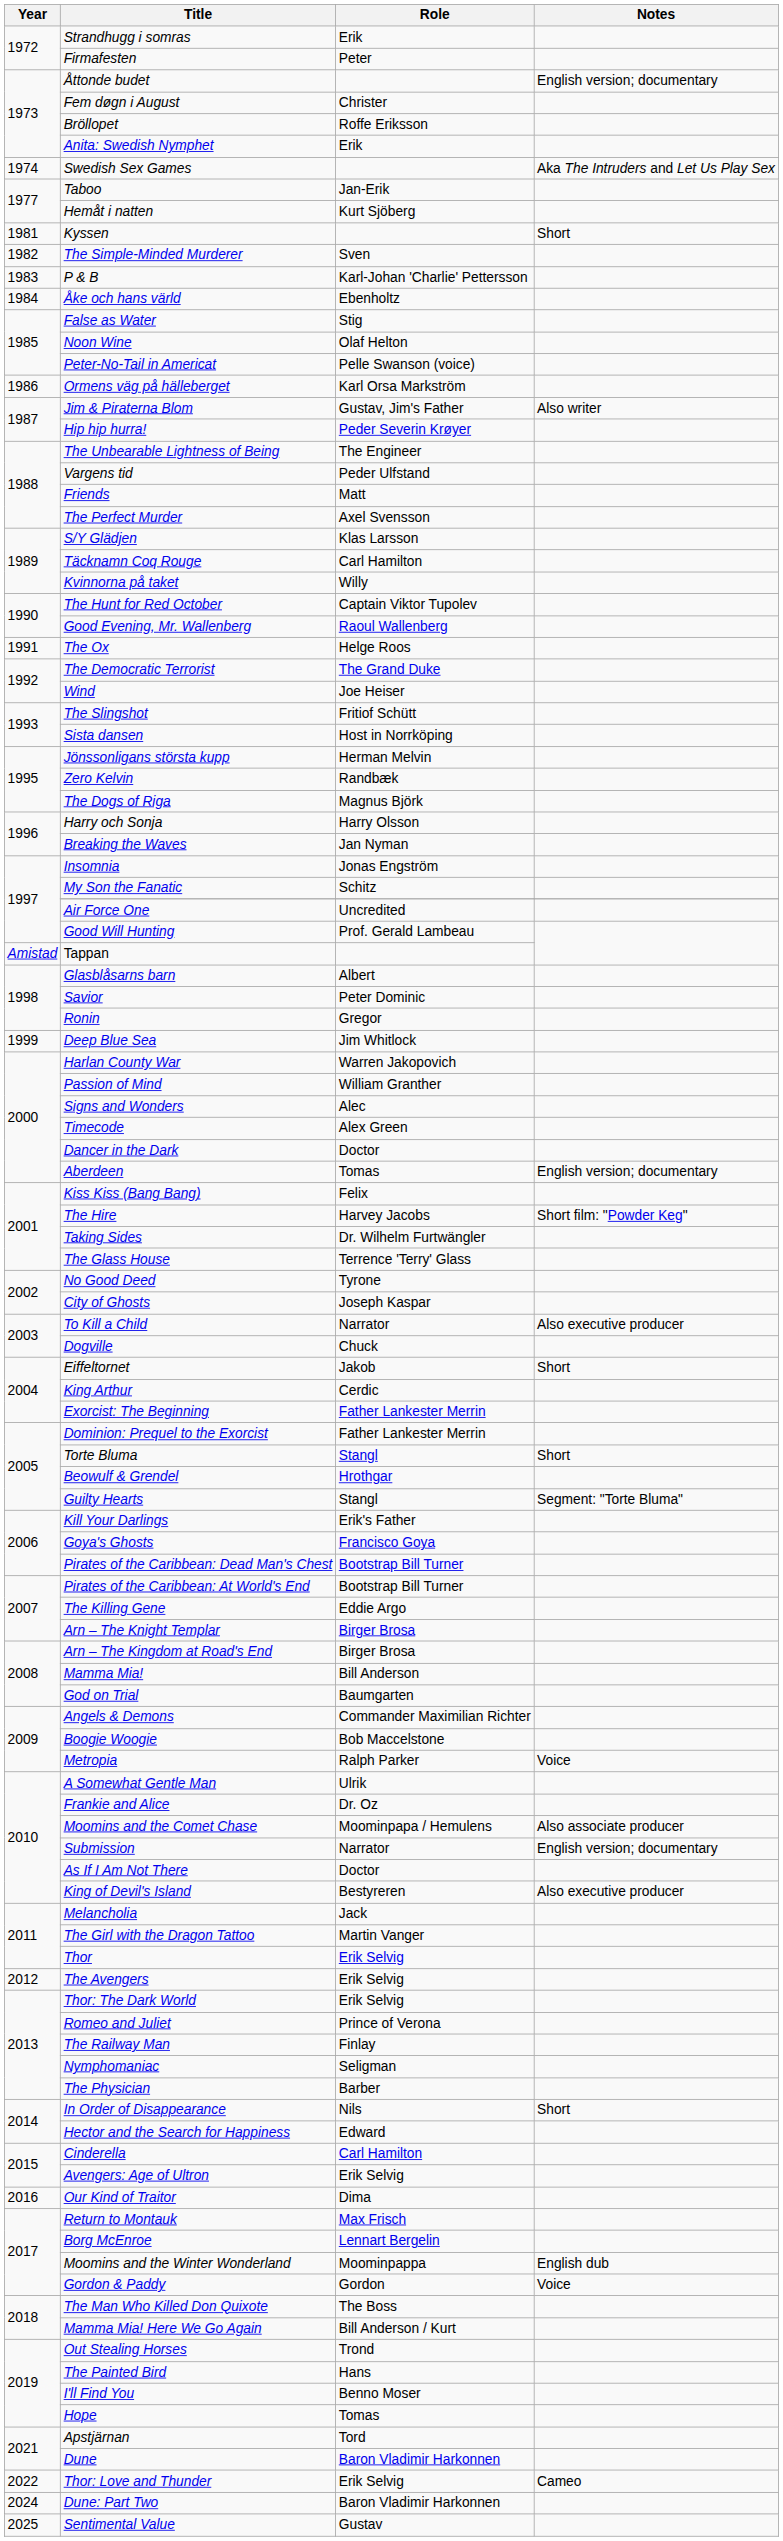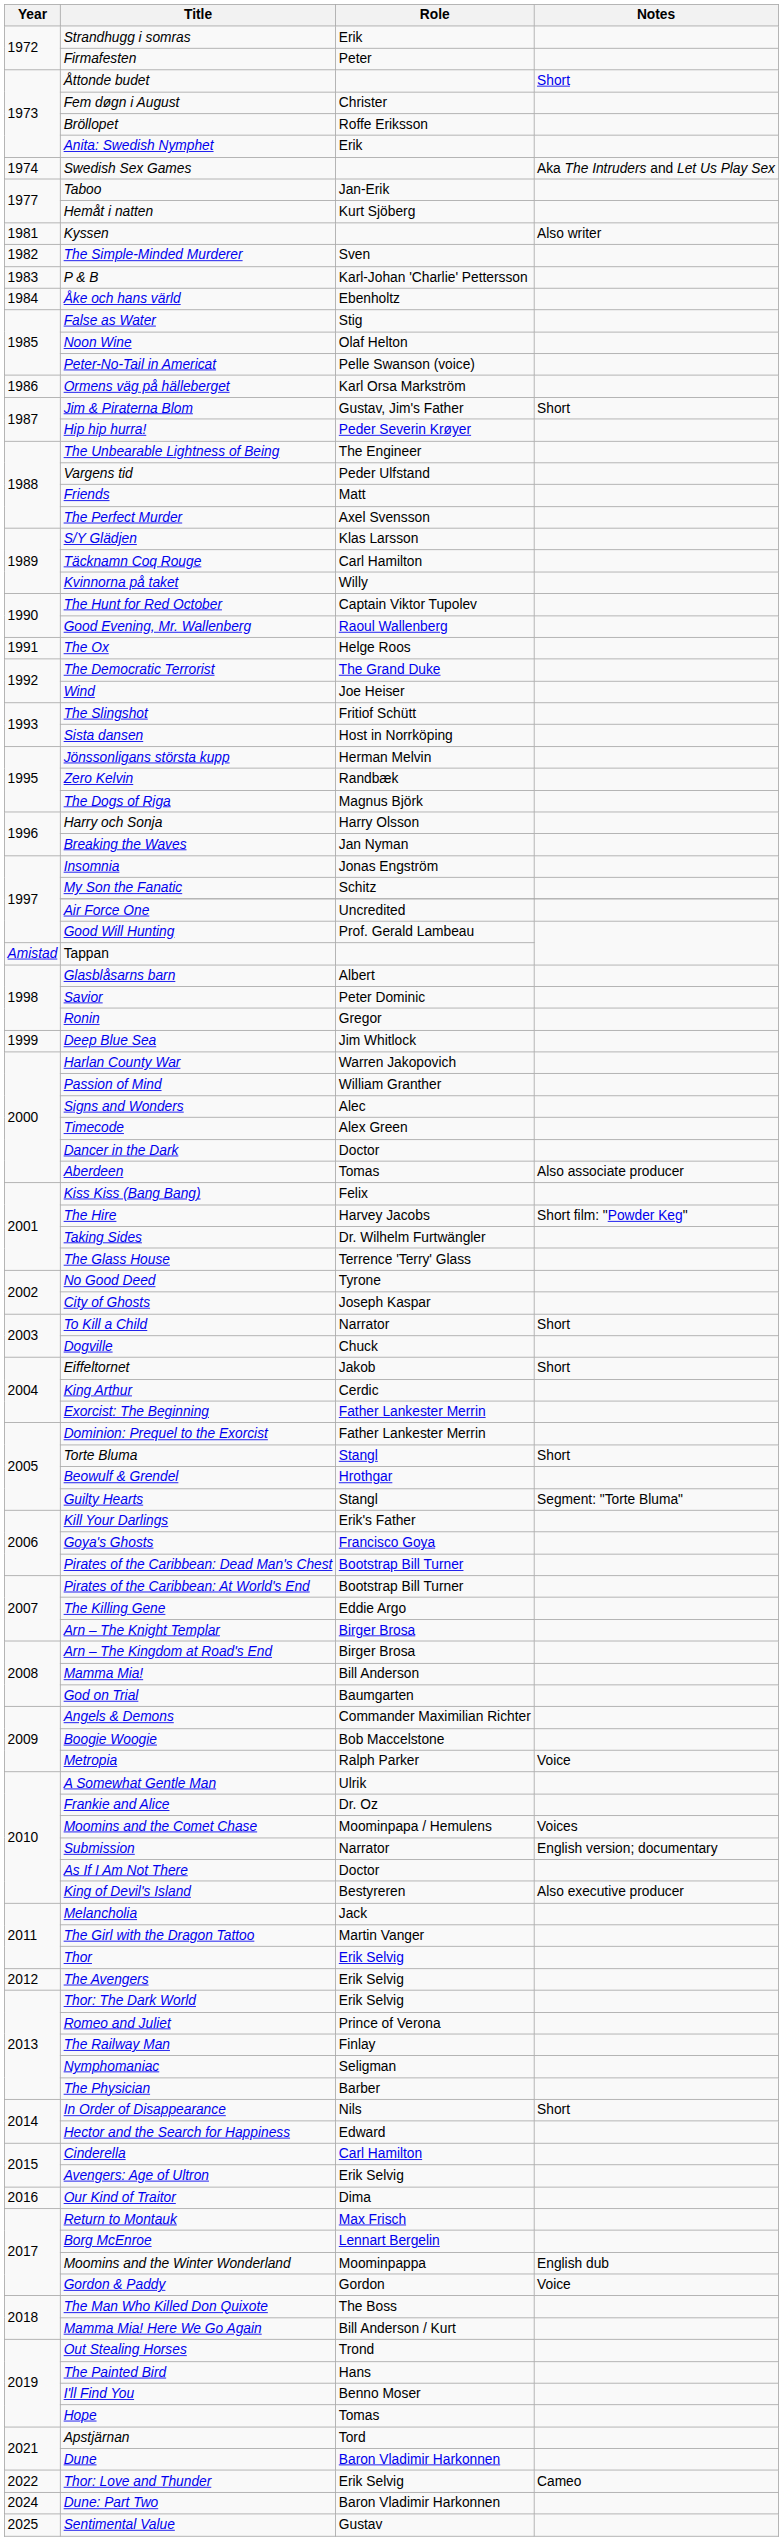(627, 80) English version; documentary -> (554, 80) Short
(554, 233) Short -> (569, 233) Also writer
(569, 408) Also writer -> (554, 408) Short
(627, 1172) English version; documentary -> (610, 1172) Also associate producer
(610, 1324) Also executive producer -> (554, 1324) Short
(610, 1826) Also associate producer -> (557, 1826) Voices
